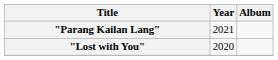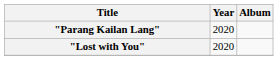(223, 30) 2021 -> (223, 30) 2020
